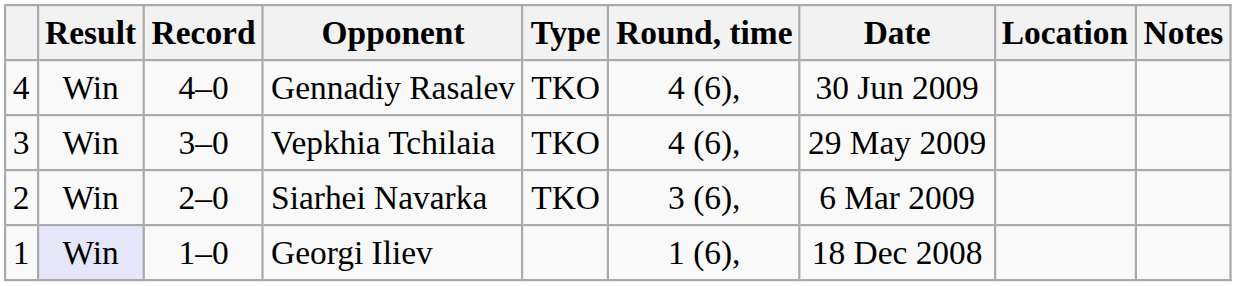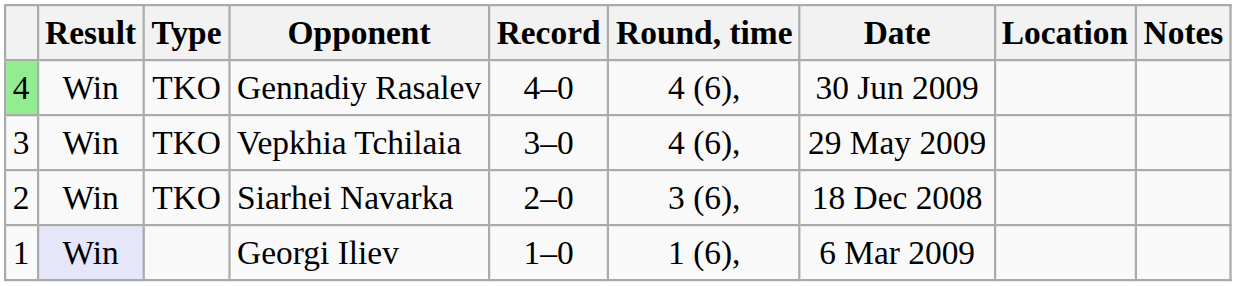columns swapped: (204, 32) <-> (566, 32)
(21, 87) no background -> (21, 87) lightgreen background
(897, 197) 6 Mar 2009 -> (897, 197) 18 Dec 2008
(897, 252) 18 Dec 2008 -> (897, 252) 6 Mar 2009
